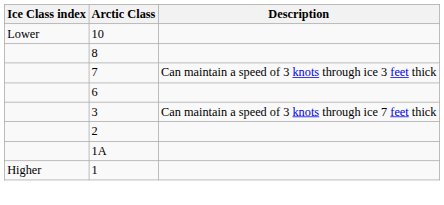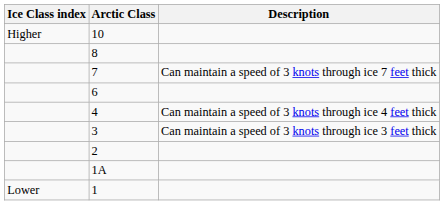(23, 33) Lower -> (24, 33) Higher
(299, 72) Can maintain a speed of 3 knots through ice 3 feet thick -> (299, 72) Can maintain a speed of 3 knots through ice 7 feet thick
+ row: (95, 111)
(299, 111) Can maintain a speed of 3 knots through ice 7 feet thick -> (299, 131) Can maintain a speed of 3 knots through ice 3 feet thick
(24, 170) Higher -> (23, 190) Lower
